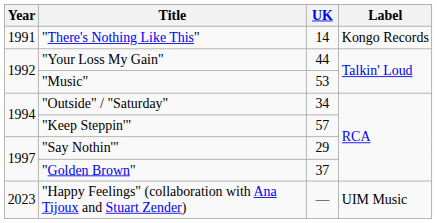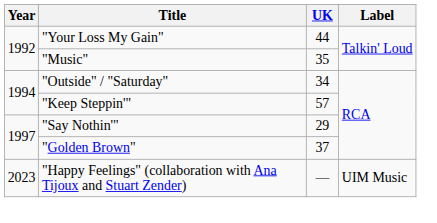- row: (121, 37)
(322, 81) 53 -> (322, 59) 35
